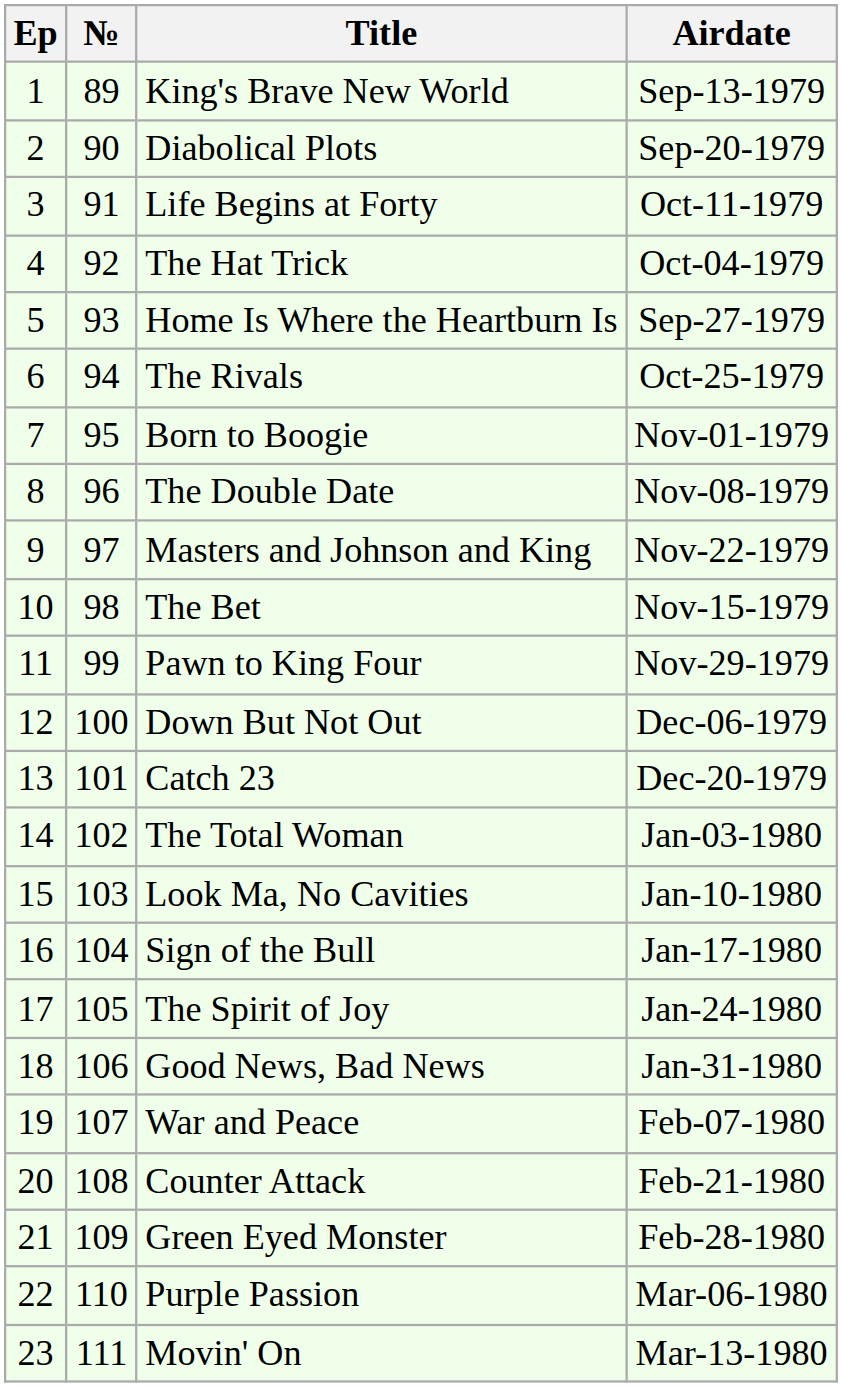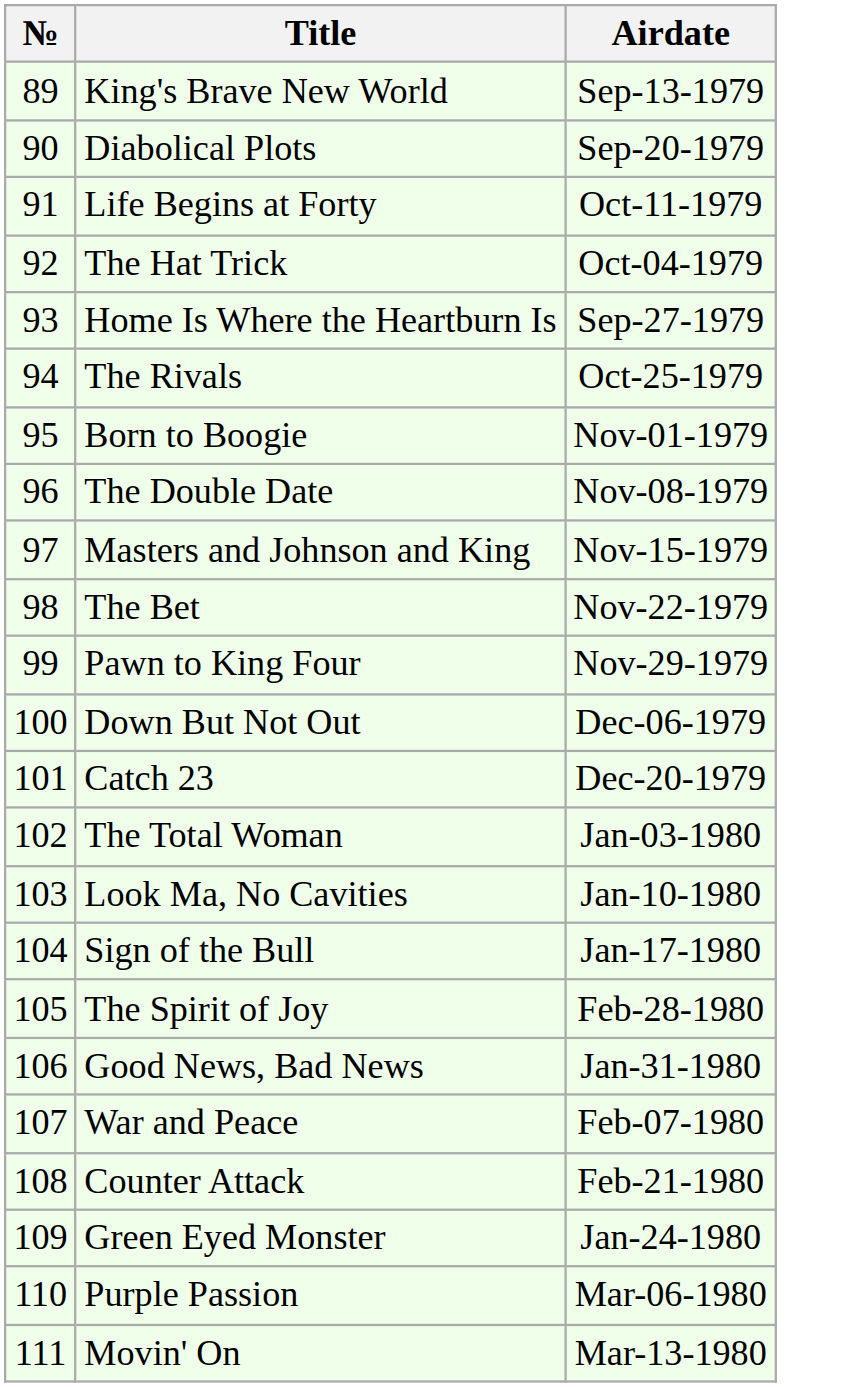- column: (36, 33)
(732, 549) Nov-22-1979 -> (671, 549) Nov-15-1979
(732, 606) Nov-15-1979 -> (671, 606) Nov-22-1979
(732, 1008) Jan-24-1980 -> (671, 1008) Feb-28-1980
(732, 1237) Feb-28-1980 -> (671, 1237) Jan-24-1980
